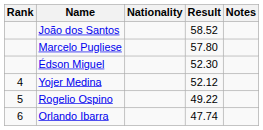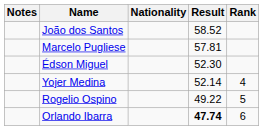columns swapped: (20, 13) <-> (241, 13)
(204, 47) 57.80 -> (208, 47) 57.81
(204, 82) 52.12 -> (208, 82) 52.14
(204, 116) normal -> (208, 116) bold
